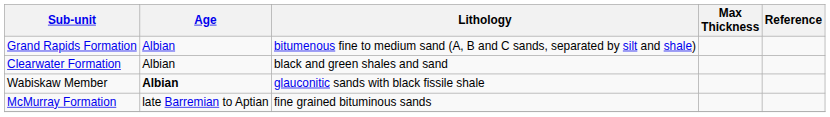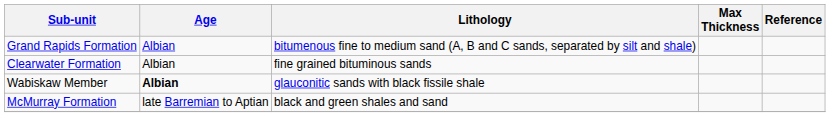(361, 64) black and green shales and sand -> (353, 64) fine grained bituminous sands
(353, 102) fine grained bituminous sands -> (361, 102) black and green shales and sand
